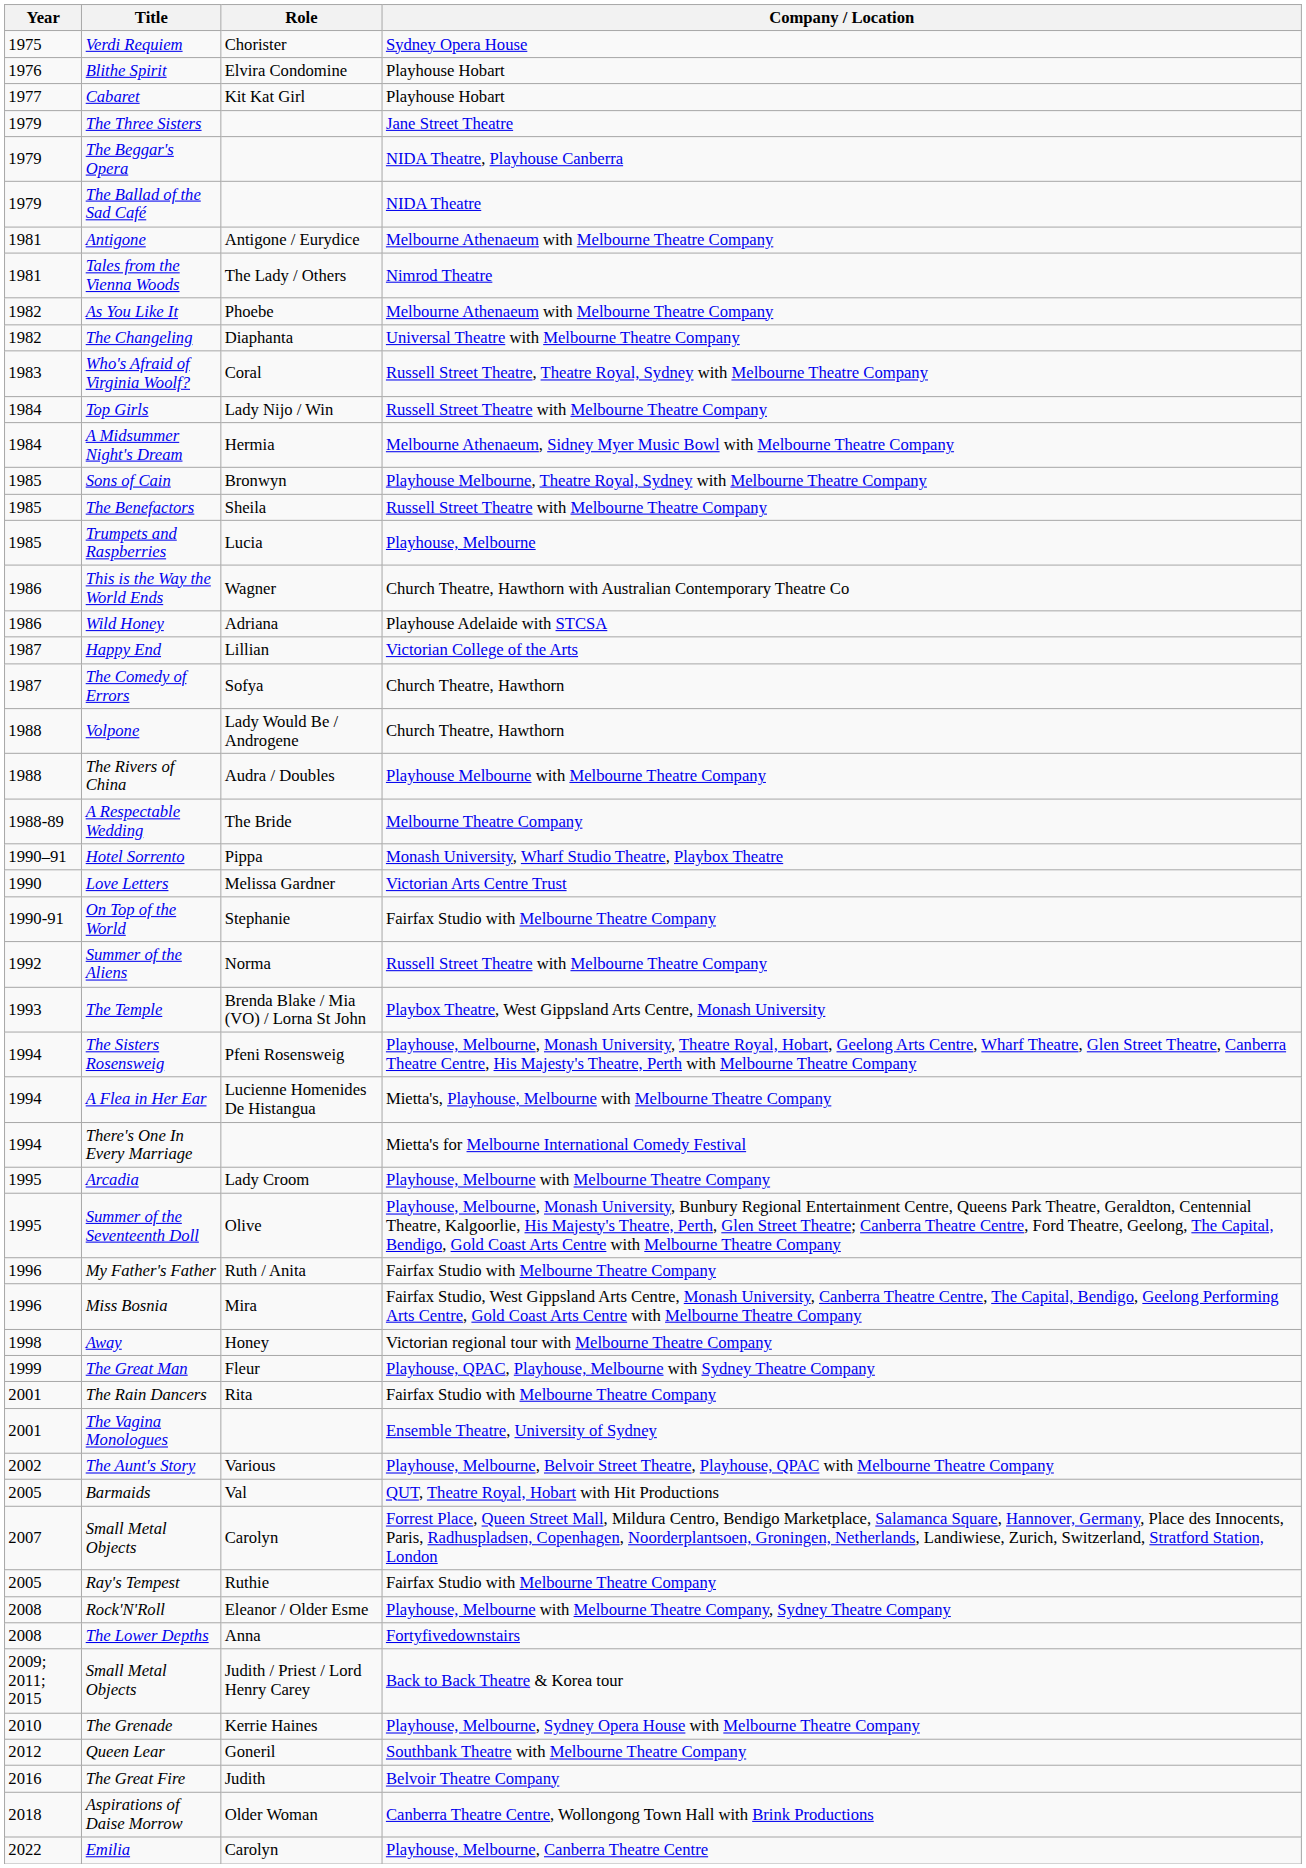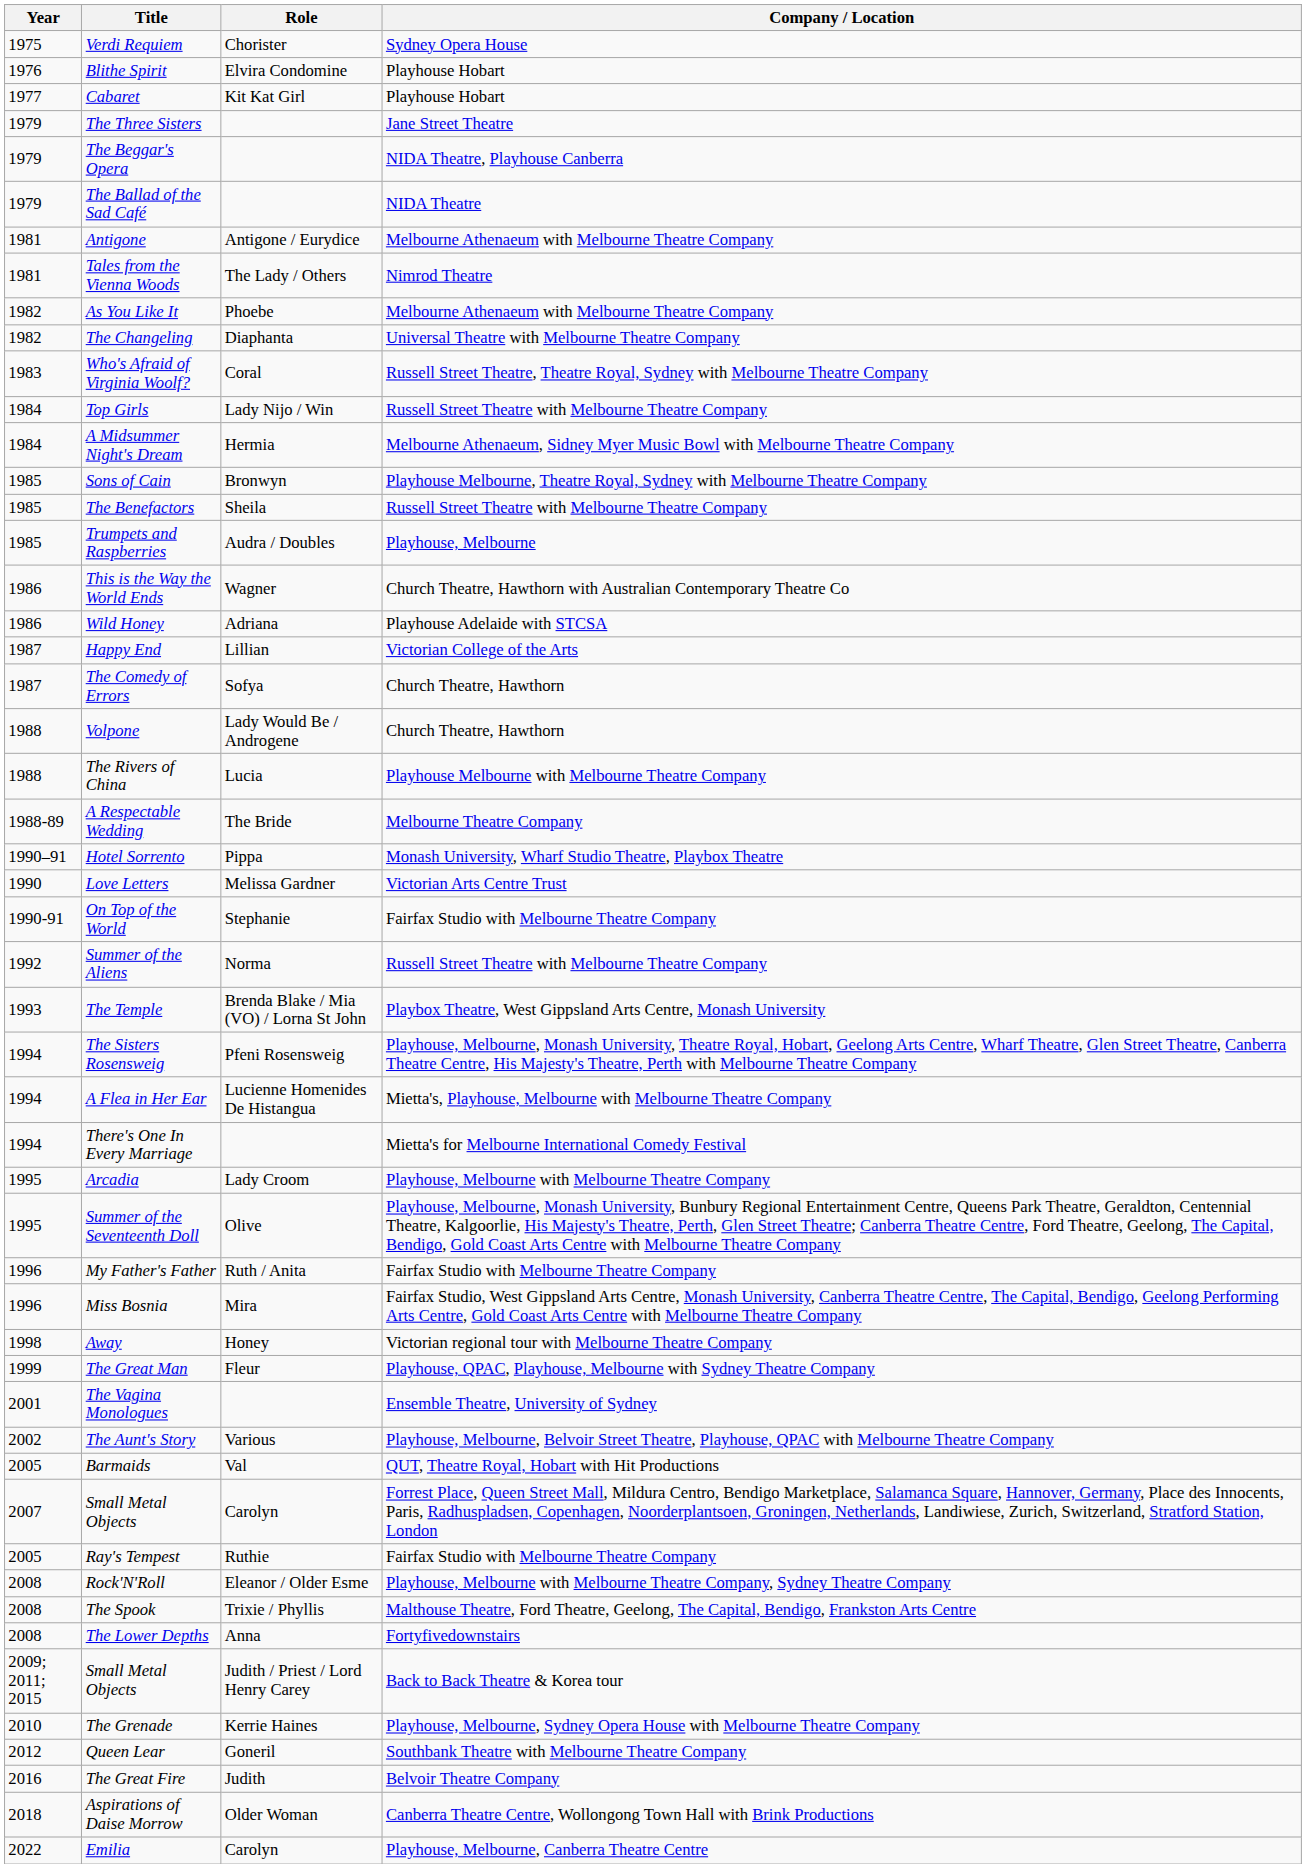(244, 542) Lucia -> (280, 542) Audra / Doubles
(280, 776) Audra / Doubles -> (244, 776) Lucia
- row: (146, 1394)
+ row: (121, 1609)
